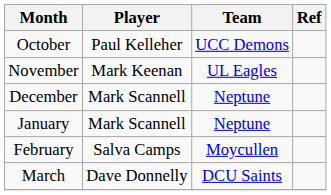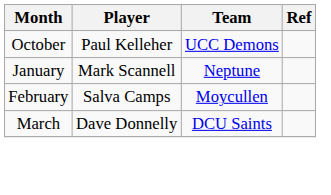- row: (43, 70)
- row: (43, 96)
